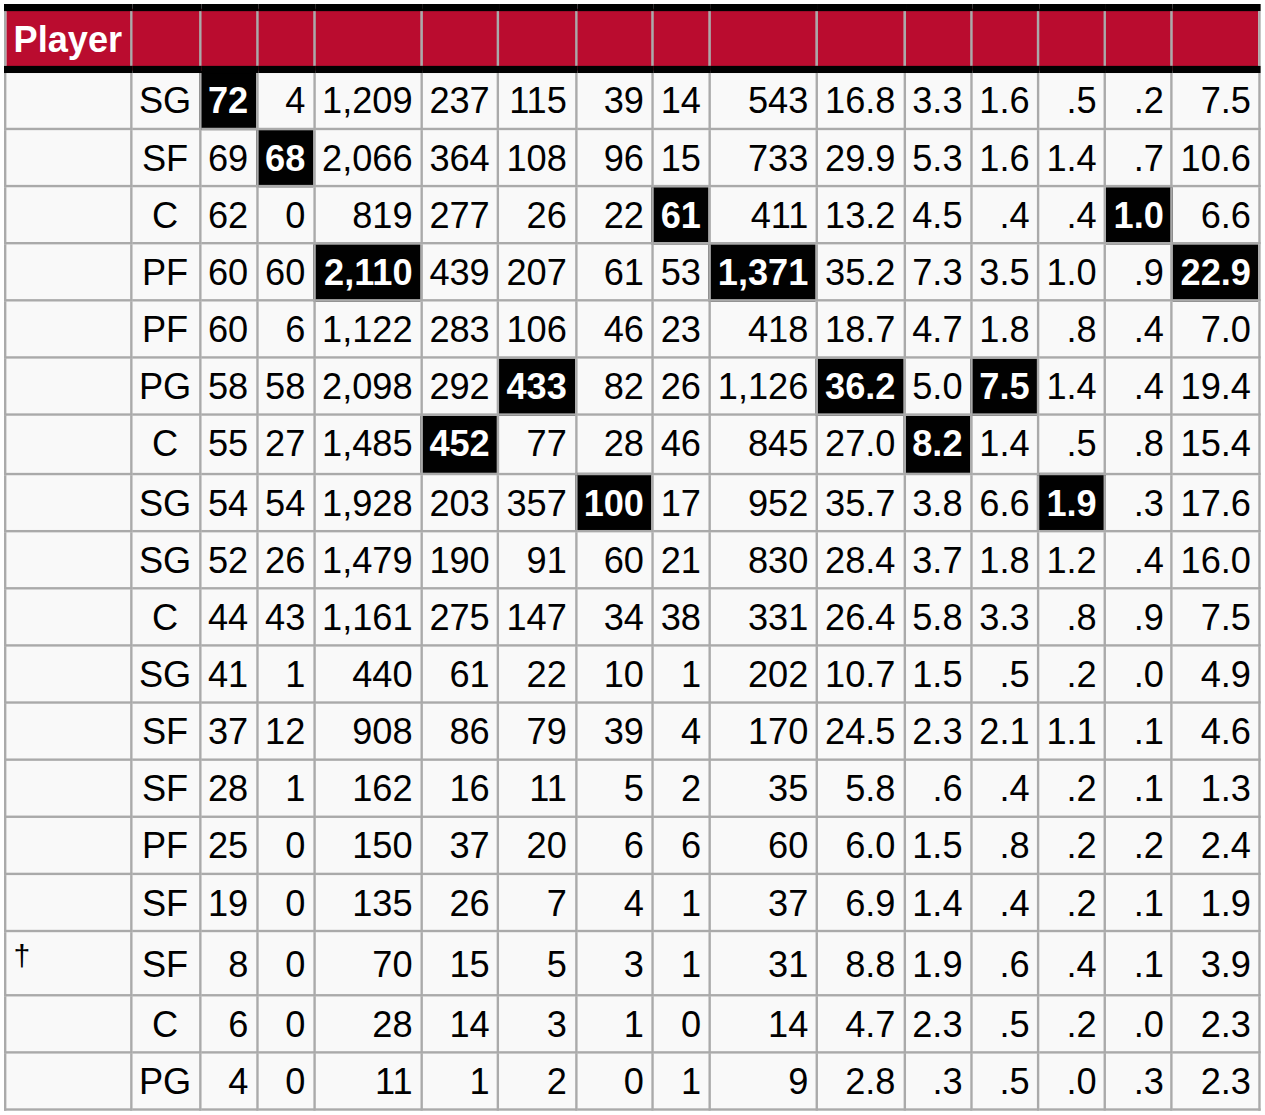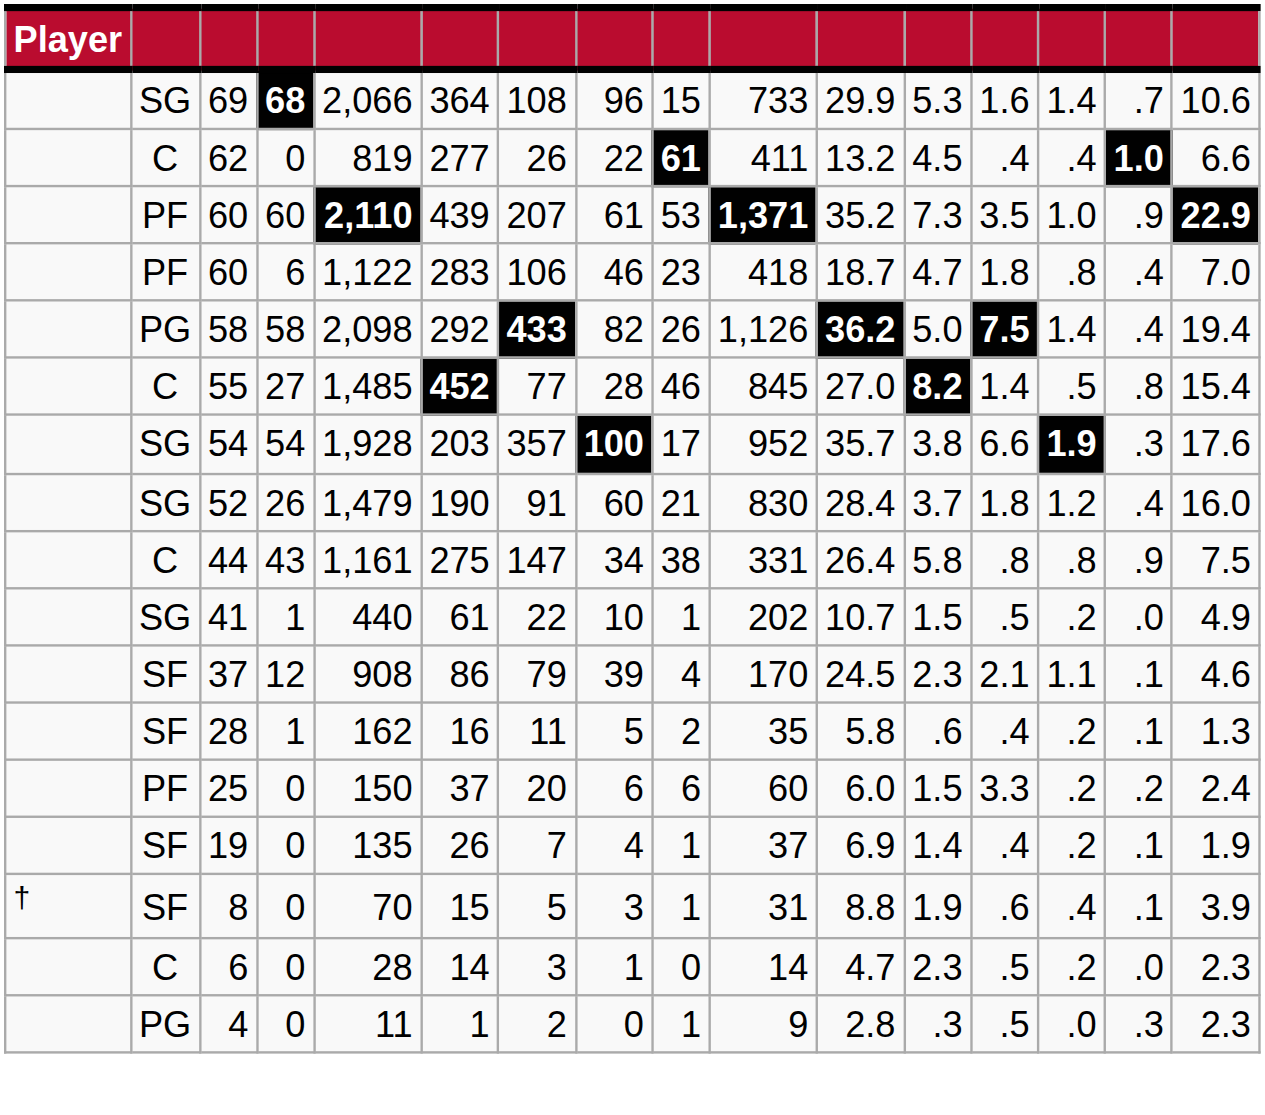- row: (228, 101)
(165, 158) SF -> (165, 101) SG
(1004, 616) 3.3 -> (1015, 559) .8
(1015, 845) .8 -> (1004, 788) 3.3
